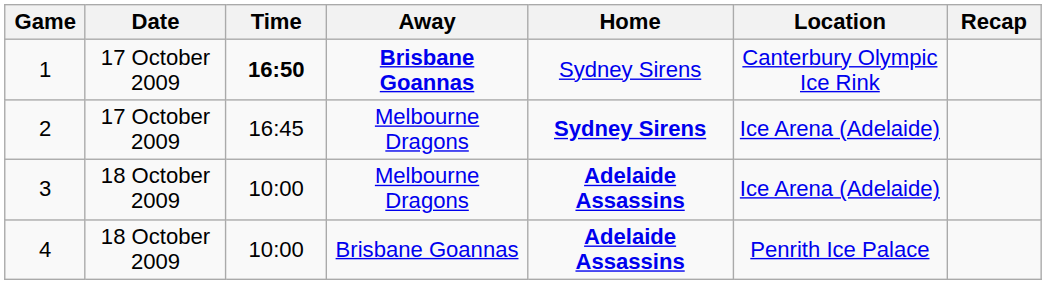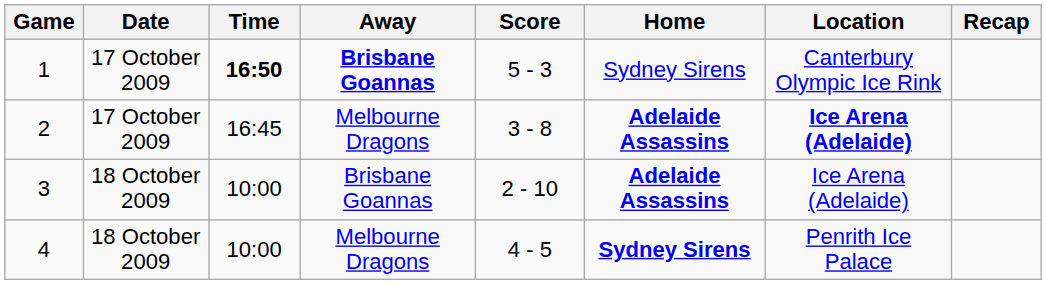+ column: (530, 22)
(630, 129) Sydney Sirens -> (674, 129) Adelaide Assassins
(840, 129) normal -> (858, 129) bold
(427, 189) Melbourne Dragons -> (388, 189) Brisbane Goannas
(427, 249) Brisbane Goannas -> (388, 249) Melbourne Dragons
(630, 249) Adelaide Assassins -> (675, 249) Sydney Sirens
